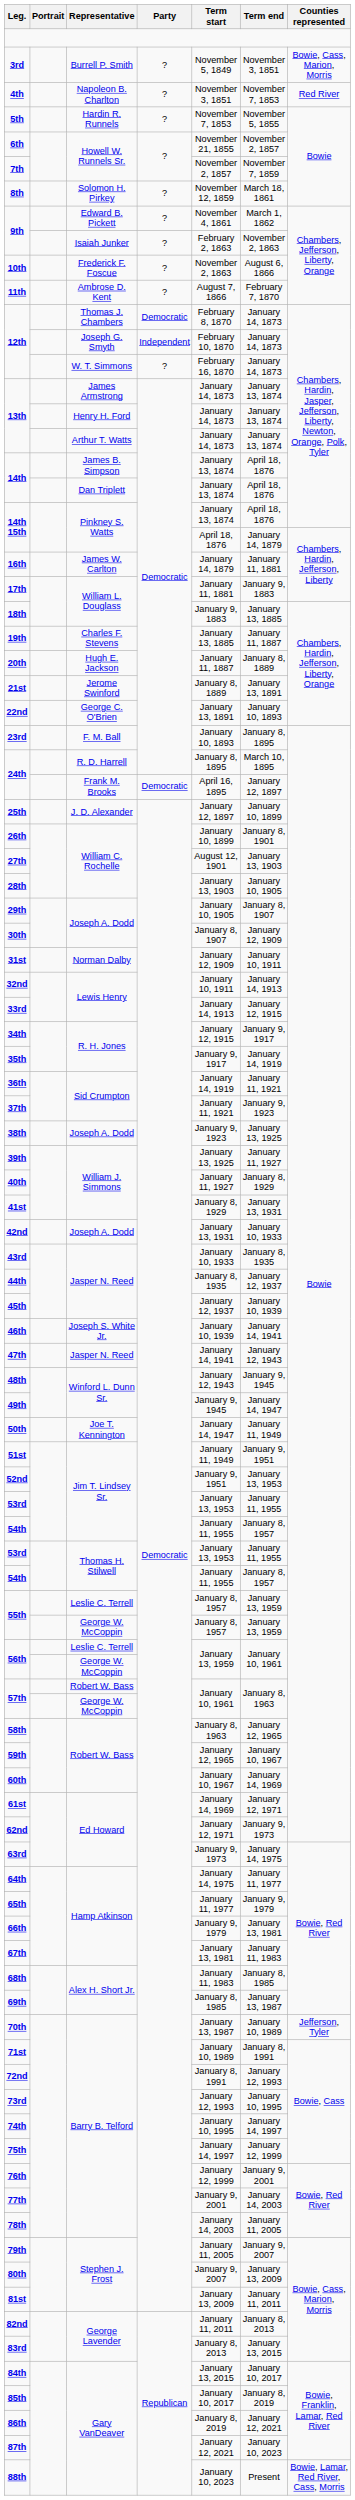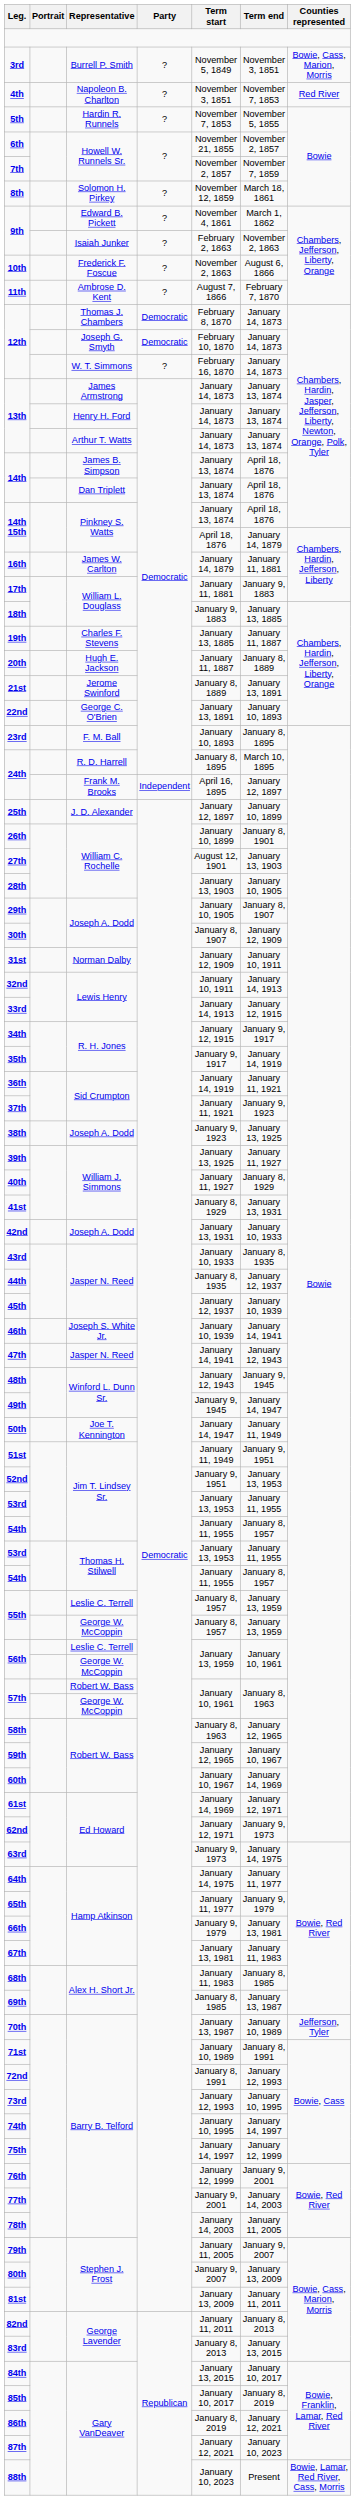(165, 342) Independent -> (165, 342) Democratic
(165, 787) Democratic -> (165, 787) Independent
